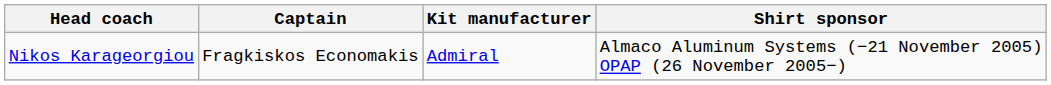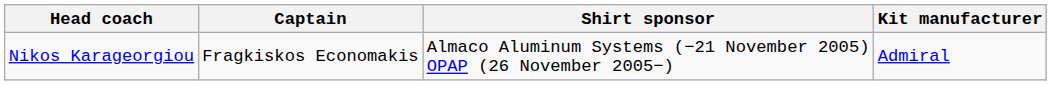columns swapped: (509, 19) <-> (821, 19)
